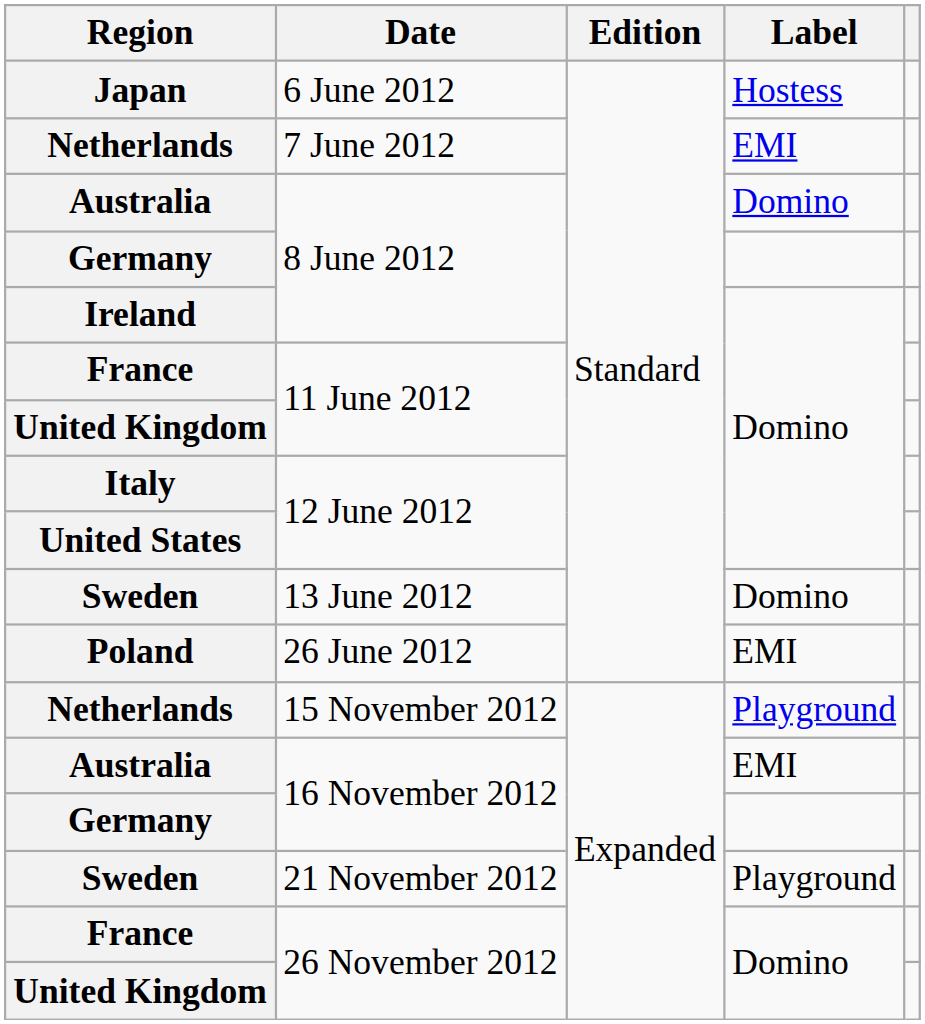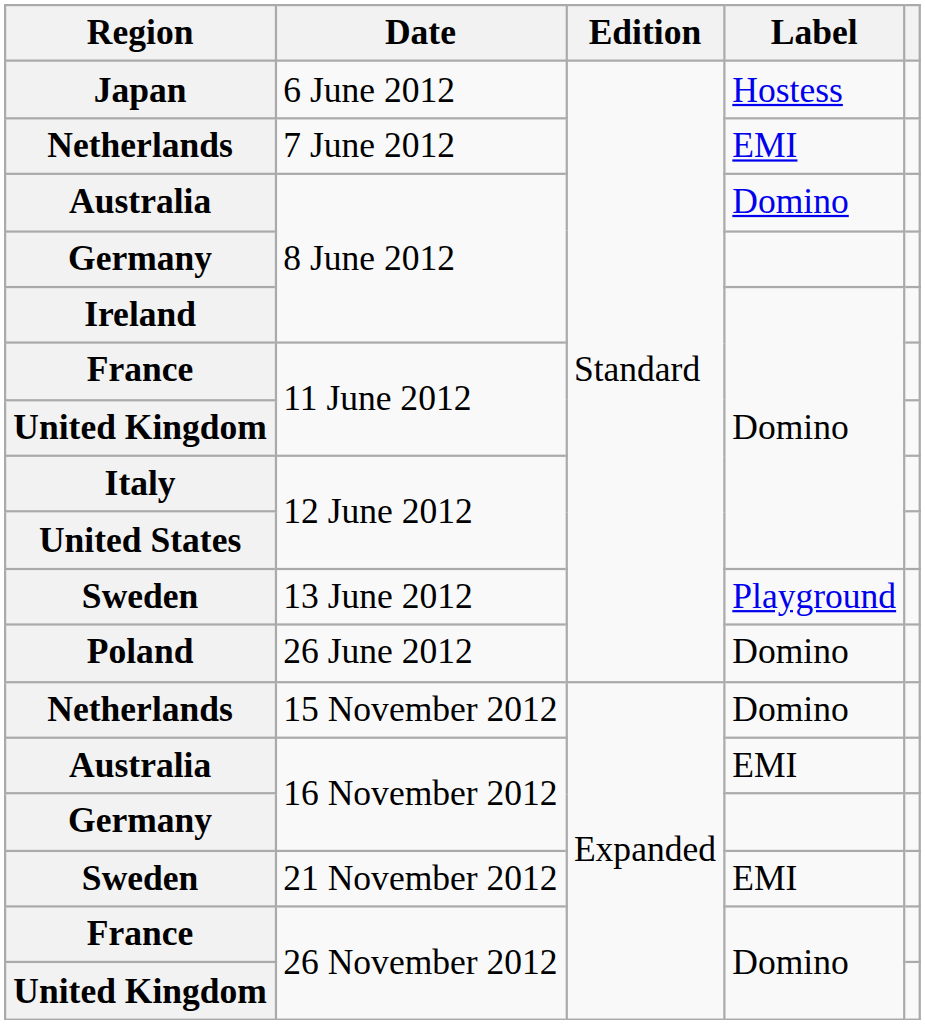(791, 595) Domino -> (814, 595) Playground
(765, 652) EMI -> (791, 652) Domino
(814, 708) Playground -> (791, 708) Domino
(814, 877) Playground -> (765, 877) EMI
